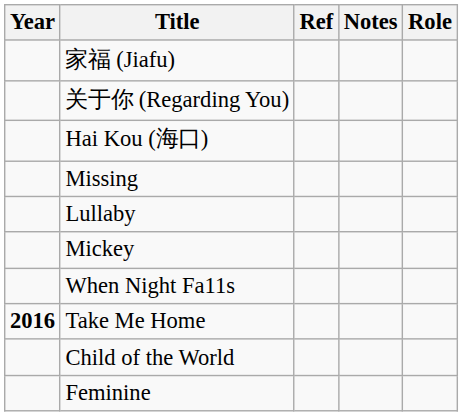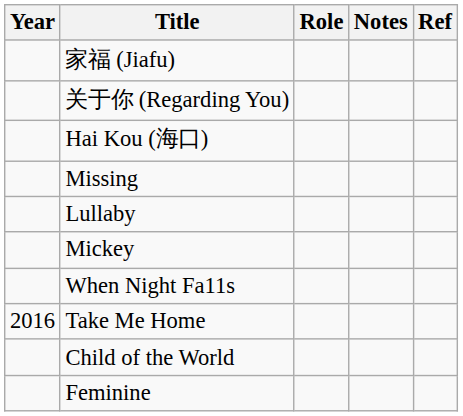columns swapped: (430, 22) <-> (316, 22)
(32, 321) bold -> (32, 321) normal
